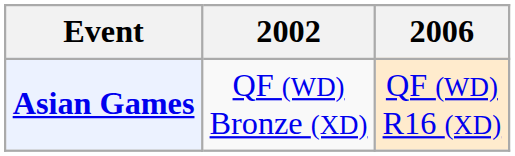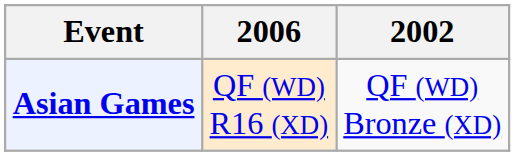columns swapped: (289, 31) <-> (442, 31)
